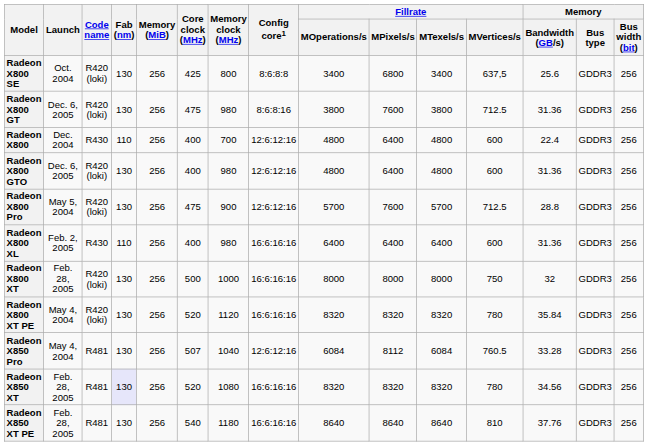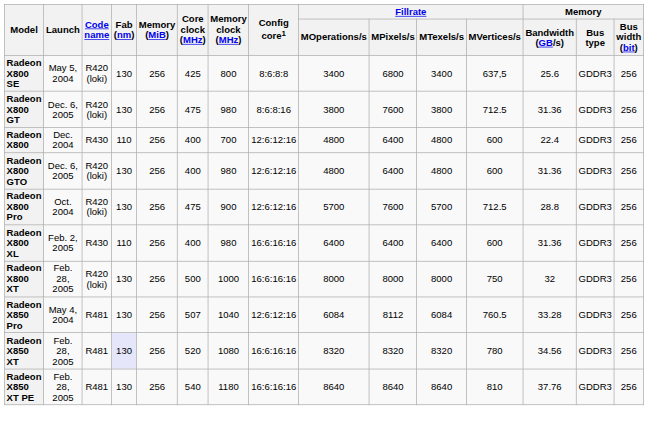(63, 73) Oct. 2004 -> (63, 73) May 5, 2004
(63, 206) May 5, 2004 -> (63, 206) Oct. 2004
- row: (24, 315)
